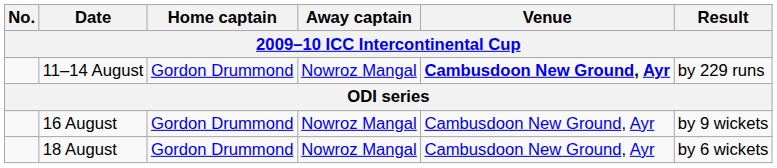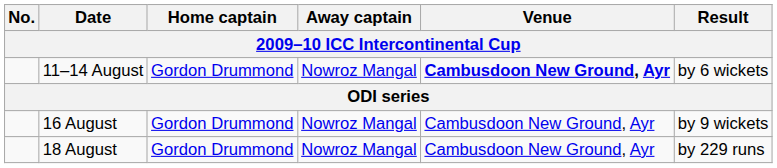(721, 70) by 229 runs -> (723, 70) by 6 wickets
(723, 149) by 6 wickets -> (721, 149) by 229 runs
